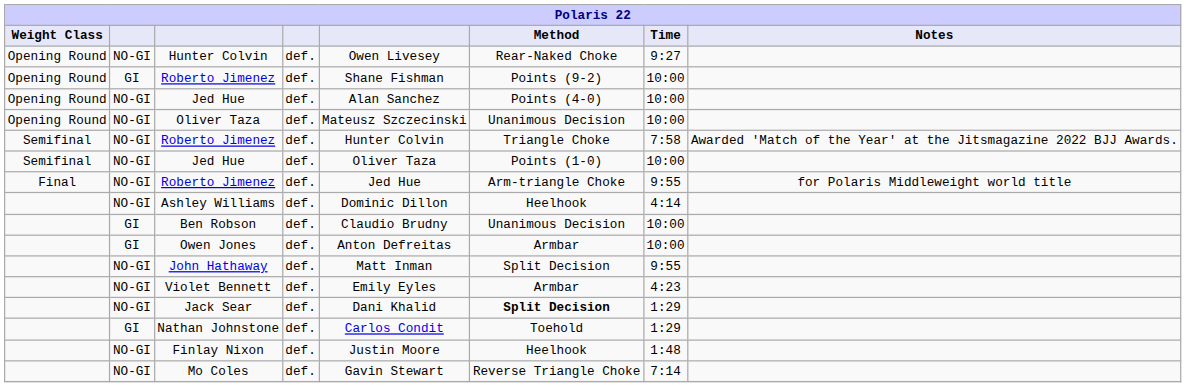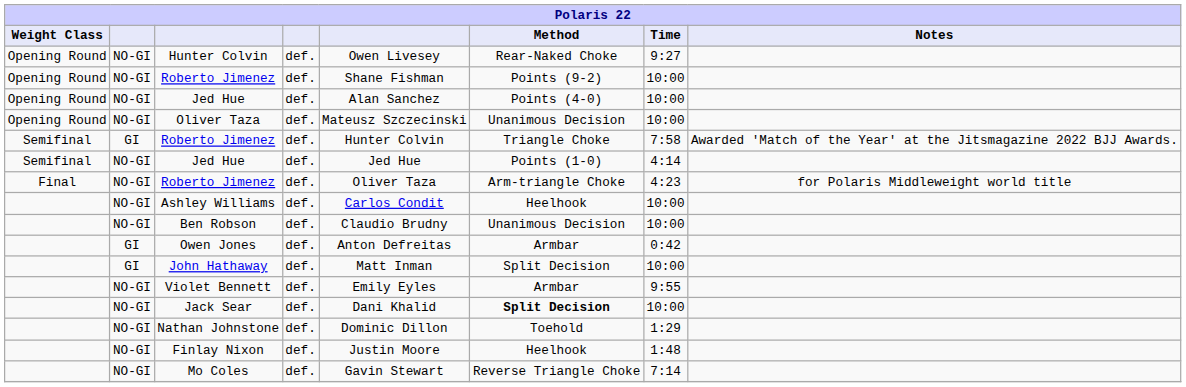(132, 78) GI -> (132, 78) NO-GI
(132, 141) NO-GI -> (132, 141) GI
(394, 162) Oliver Taza -> (394, 162) Jed Hue
(666, 162) 10:00 -> (666, 162) 4:14
(394, 183) Jed Hue -> (394, 183) Oliver Taza
(666, 183) 9:55 -> (666, 183) 4:23
(394, 204) Dominic Dillon -> (394, 204) Carlos Condit
(666, 204) 4:14 -> (666, 204) 10:00
(132, 225) GI -> (132, 225) NO-GI
(666, 246) 10:00 -> (666, 246) 0:42
(132, 267) NO-GI -> (132, 267) GI
(666, 267) 9:55 -> (666, 267) 10:00
(666, 288) 4:23 -> (666, 288) 9:55
(666, 308) 1:29 -> (666, 308) 10:00
(132, 329) GI -> (132, 329) NO-GI
(394, 329) Carlos Condit -> (394, 329) Dominic Dillon
